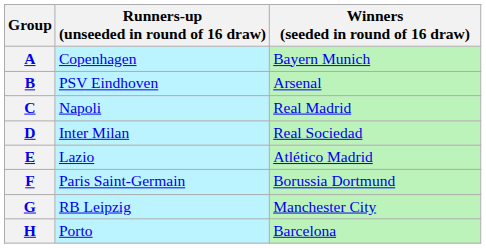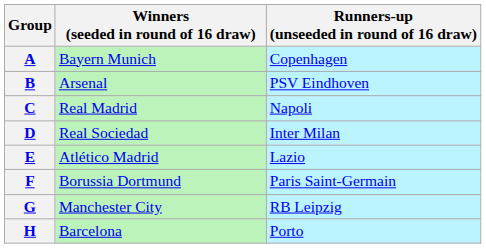columns swapped: (375, 25) <-> (162, 25)
